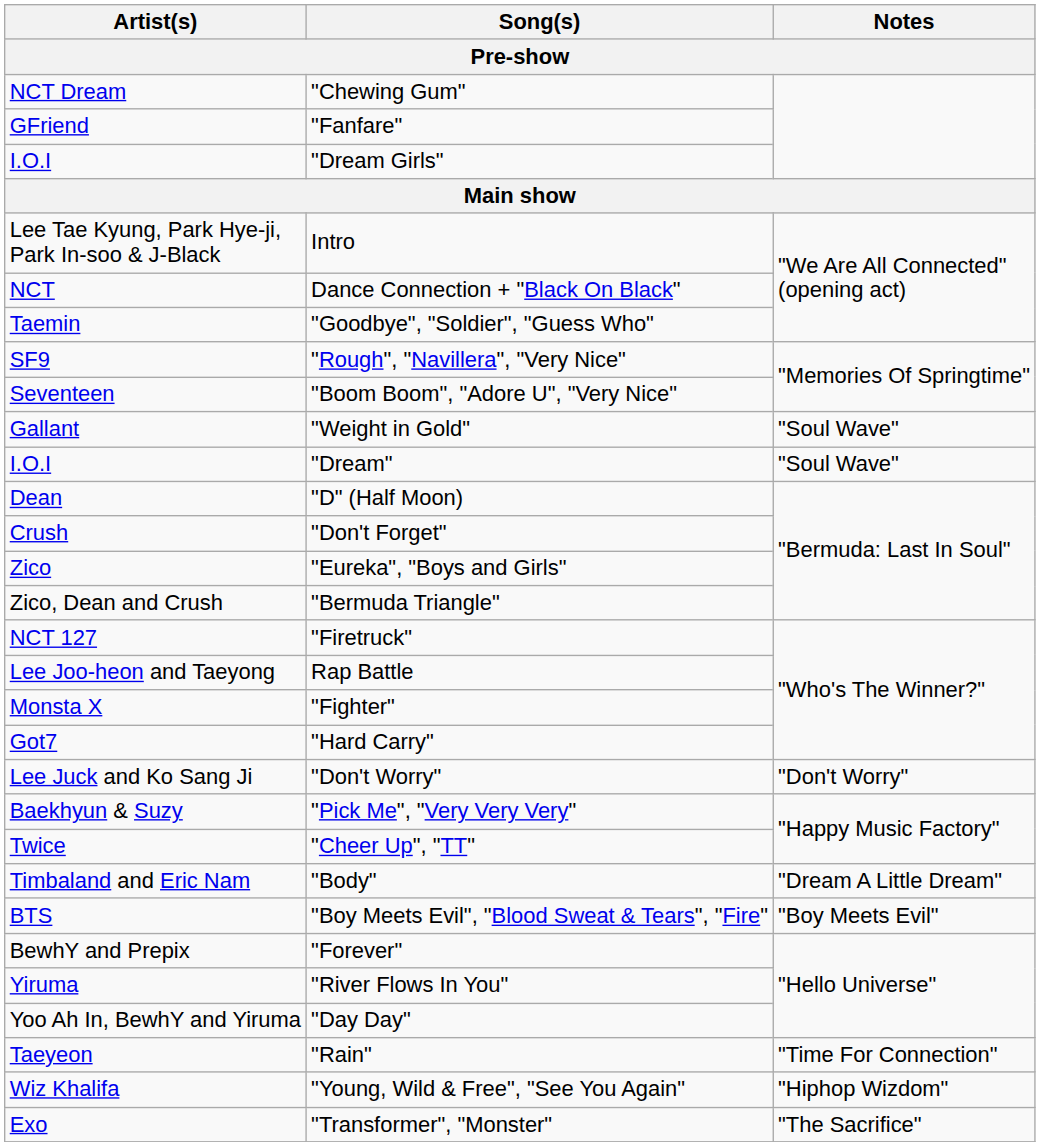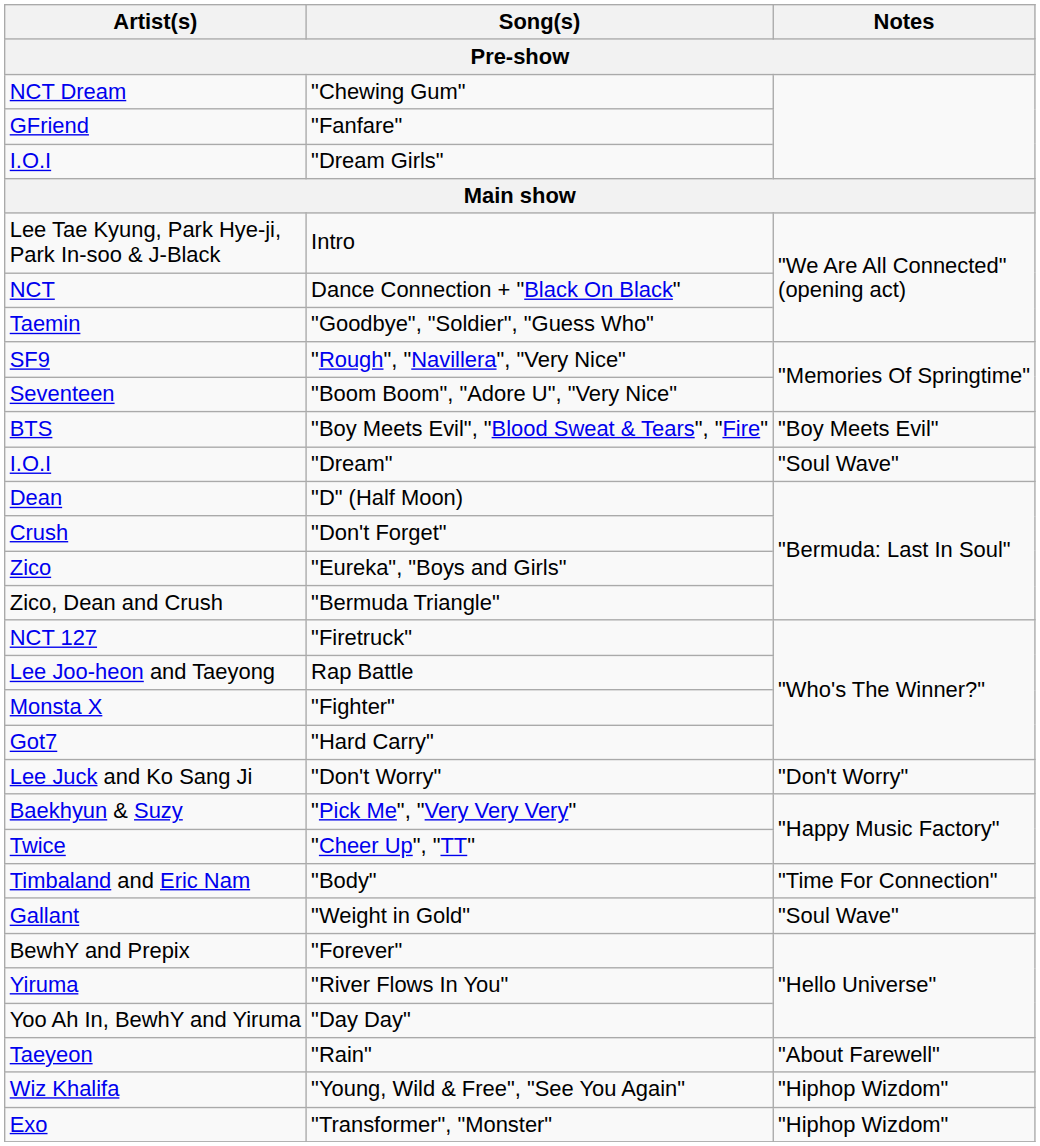rows swapped: (391, 428) <-> (540, 915)
(890, 880) "Dream A Little Dream" -> (888, 880) "Time For Connection"
(888, 1054) "Time For Connection" -> (859, 1054) "About Farewell"
(850, 1124) "The Sacrifice" -> (863, 1124) "Hiphop Wizdom"
